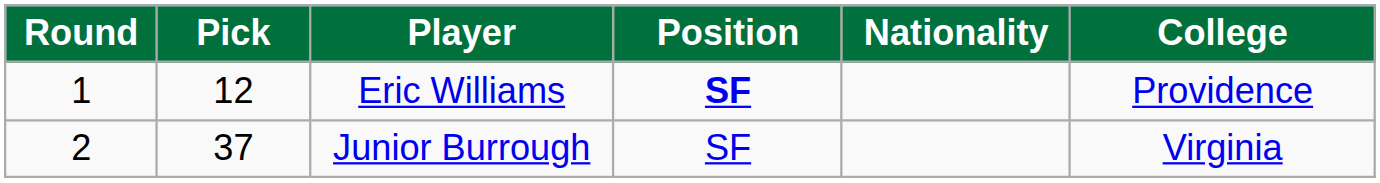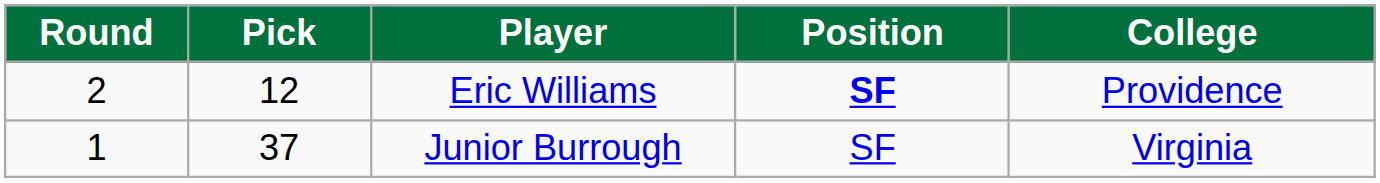- column: (956, 33)
(81, 90) 1 -> (96, 90) 2
(81, 147) 2 -> (96, 147) 1
